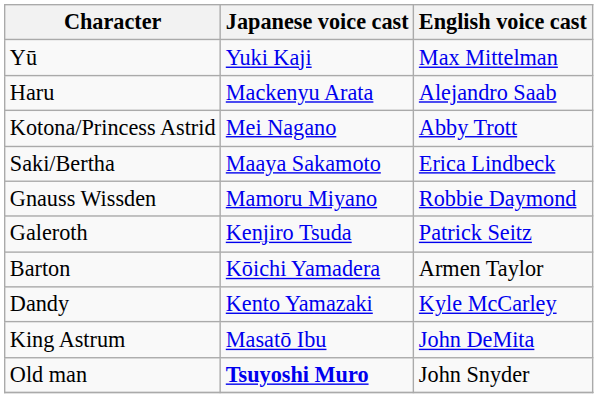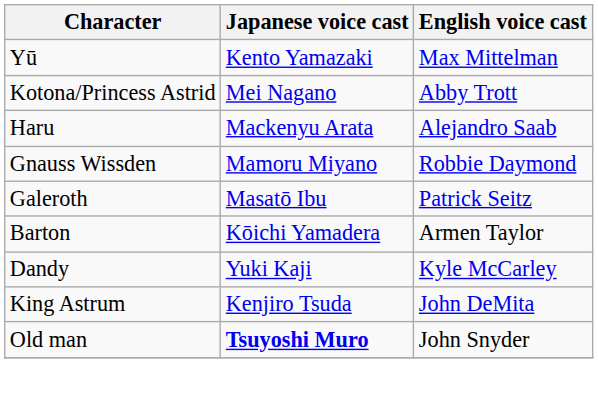(269, 57) Yuki Kaji -> (299, 57) Kento Yamazaki
rows swapped: (32, 92) <-> (113, 127)
- row: (62, 163)
(289, 233) Kenjiro Tsuda -> (276, 198) Masatō Ibu
(299, 304) Kento Yamazaki -> (269, 269) Yuki Kaji
(276, 339) Masatō Ibu -> (289, 304) Kenjiro Tsuda
